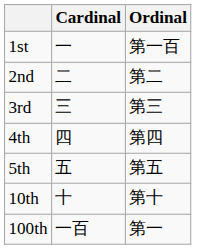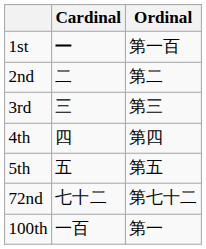(64, 46) normal -> (64, 46) bold
- row: (24, 198)
+ row: (26, 198)
